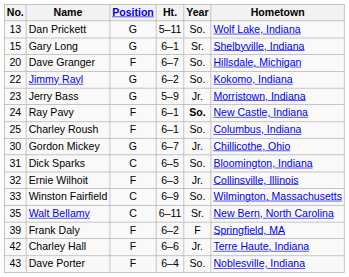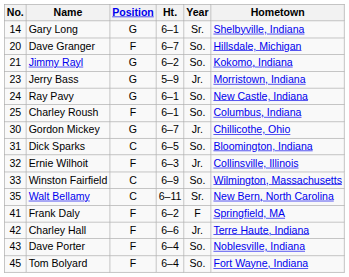- row: (57, 29)
(15, 46) 15 -> (15, 29) 14
(15, 79) 22 -> (15, 63) 21
(133, 113) F -> (133, 96) G
(197, 113) bold -> (197, 96) normal
(15, 230) 39 -> (15, 213) 41
+ row: (58, 264)
